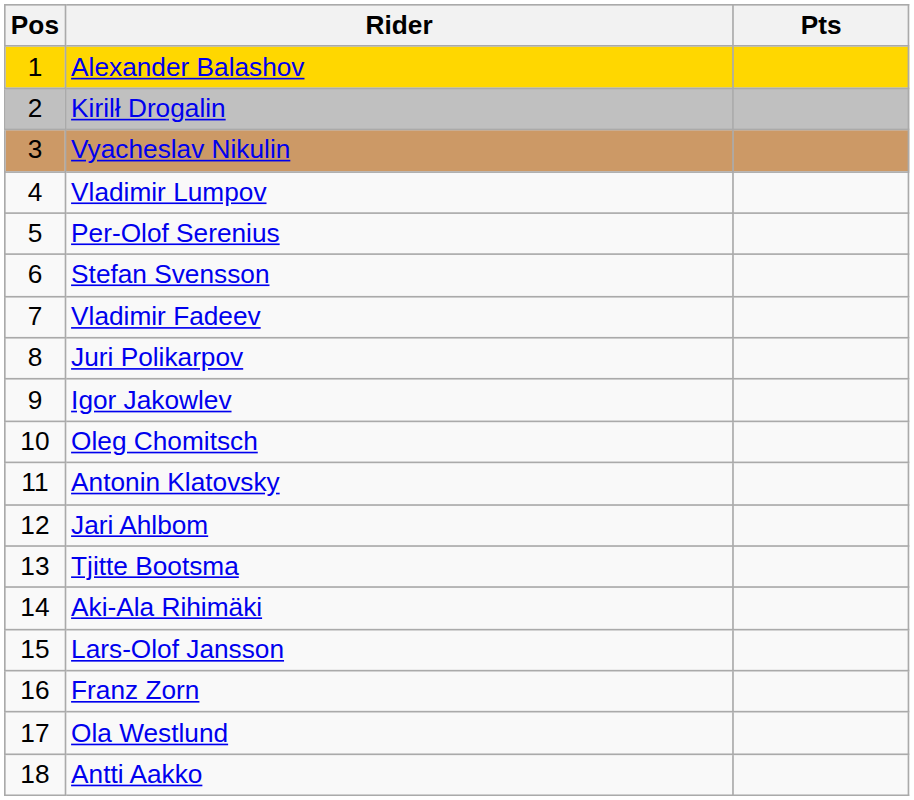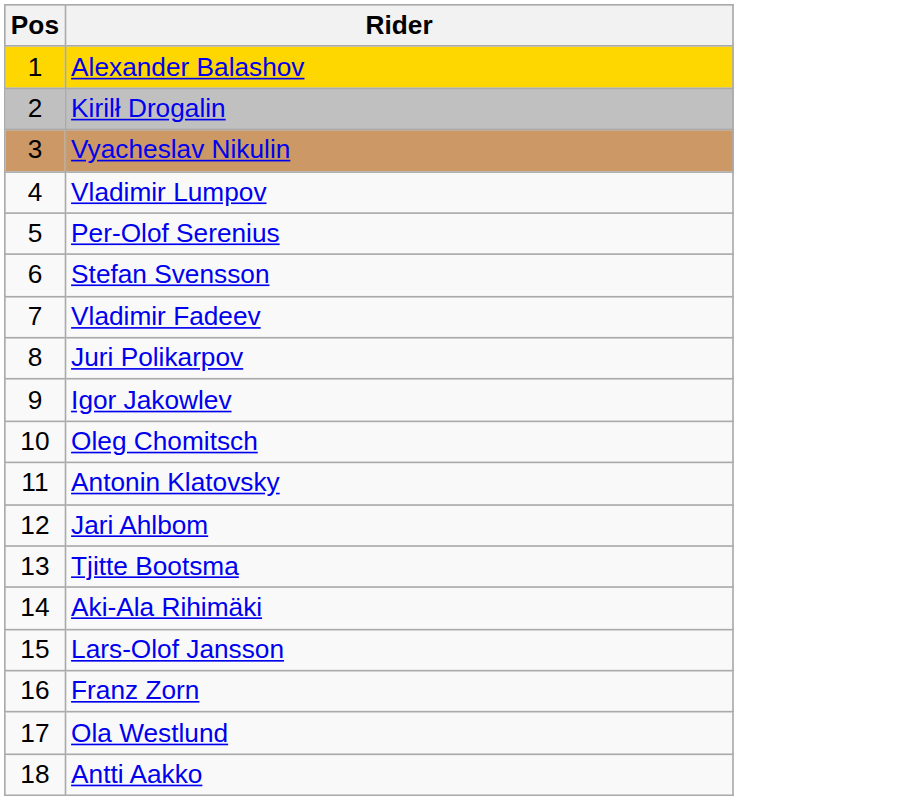- column: (821, 25)
